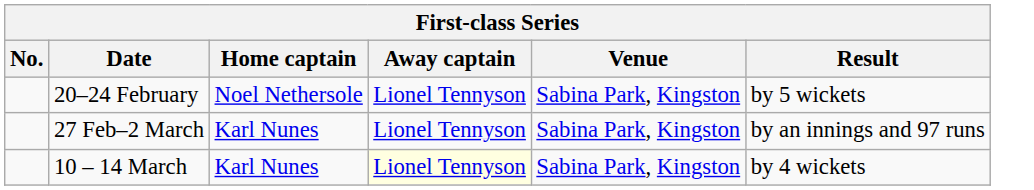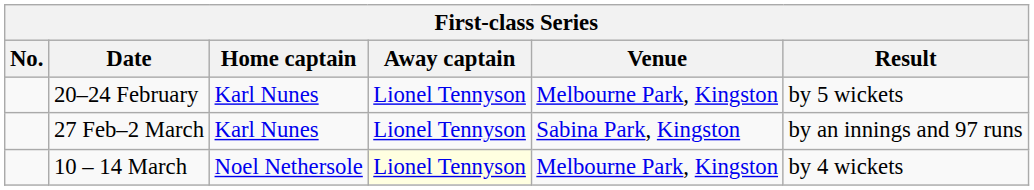(289, 94) Noel Nethersole -> (267, 94) Karl Nunes
(638, 94) Sabina Park, Kingston -> (657, 94) Melbourne Park, Kingston
(267, 166) Karl Nunes -> (289, 166) Noel Nethersole
(638, 166) Sabina Park, Kingston -> (657, 166) Melbourne Park, Kingston
